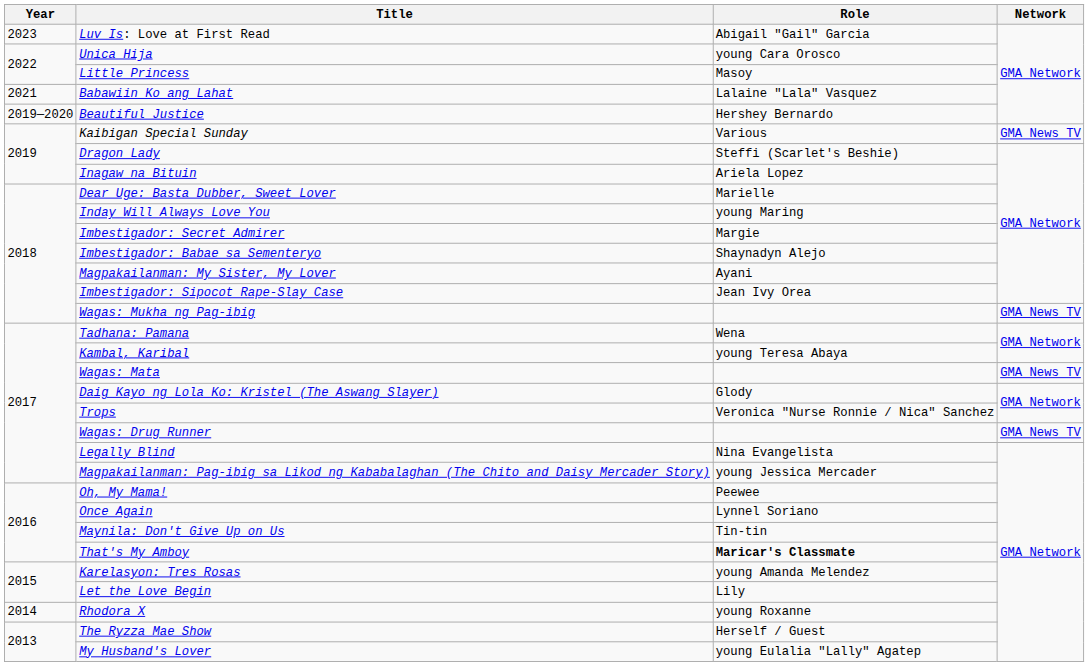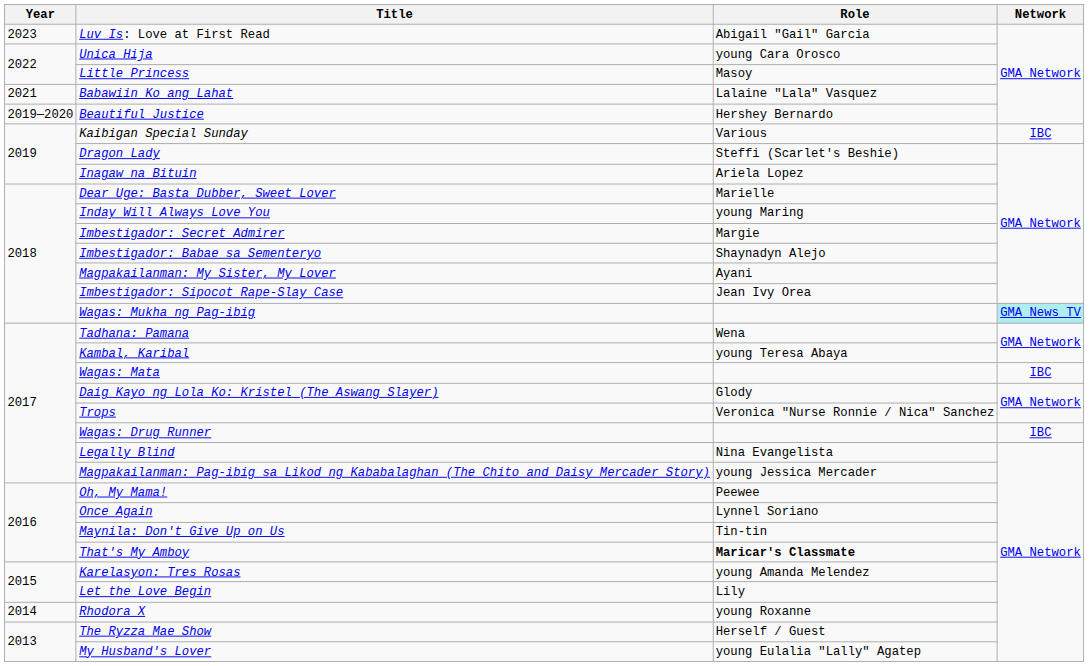(1041, 134) GMA News TV -> (1040, 134) IBC
(1041, 313) no background -> (1041, 313) paleturquoise background
(1041, 373) GMA News TV -> (1040, 373) IBC
(1041, 433) GMA News TV -> (1040, 433) IBC
